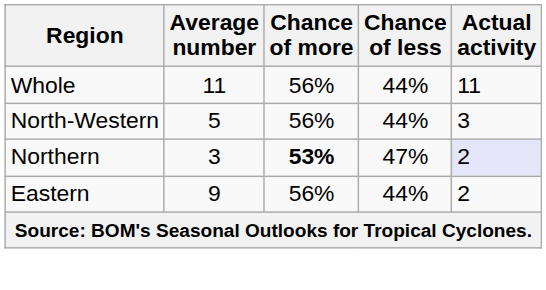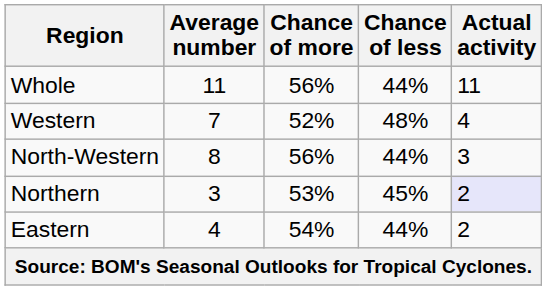+ row: (53, 120)
(214, 120) 5 -> (214, 157) 8
(312, 157) bold -> (312, 193) normal
(405, 157) 47% -> (405, 193) 45%
(214, 193) 9 -> (214, 229) 4
(312, 193) 56% -> (312, 229) 54%
